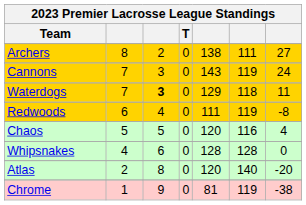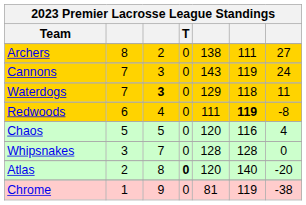(247, 111) normal -> (247, 111) bold
(125, 151) 4 -> (125, 151) 3
(161, 151) 6 -> (161, 151) 7
(186, 170) normal -> (186, 170) bold
